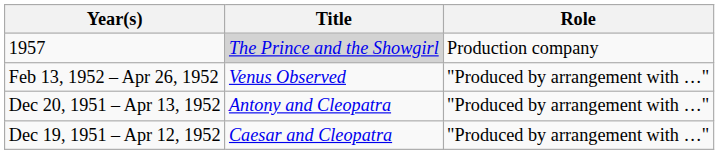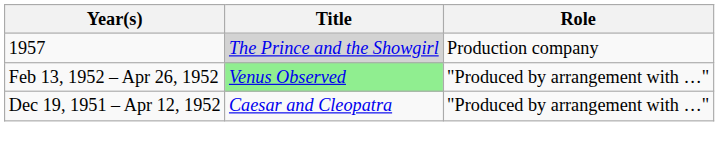(287, 76) no background -> (287, 76) lightgreen background
- row: (115, 105)
